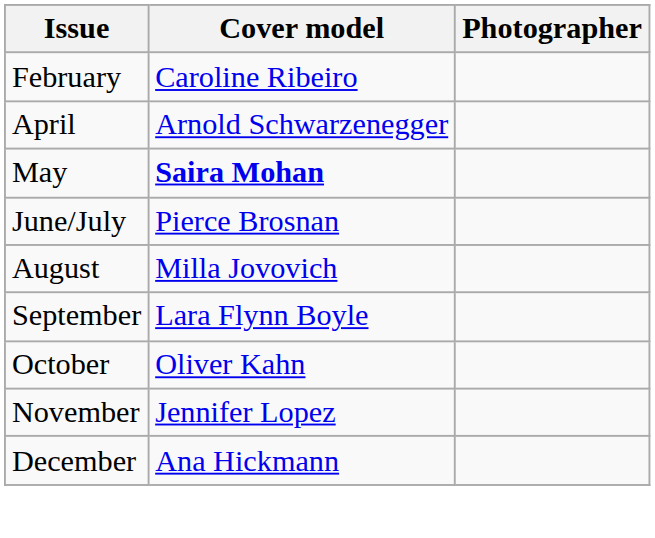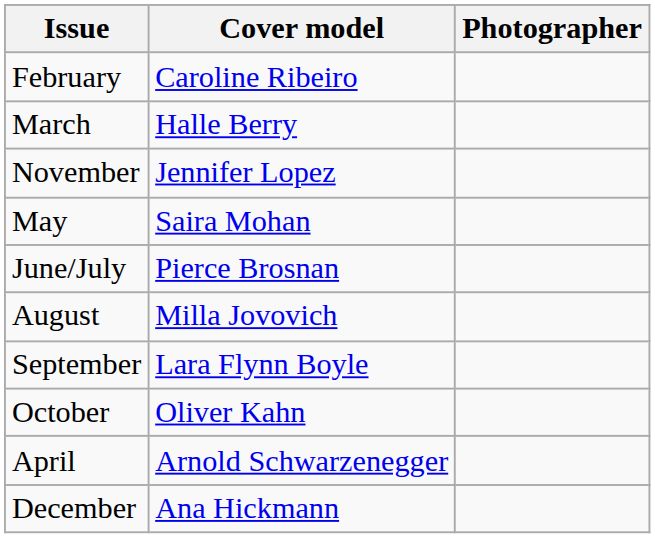+ row: (51, 124)
rows swapped: (44, 124) <-> (76, 412)
(240, 172) bold -> (233, 220) normal
